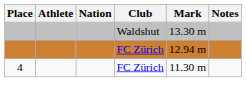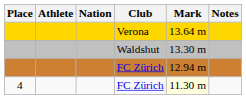+ row: (20, 31)
(188, 67) no background -> (188, 85) lightyellow background
